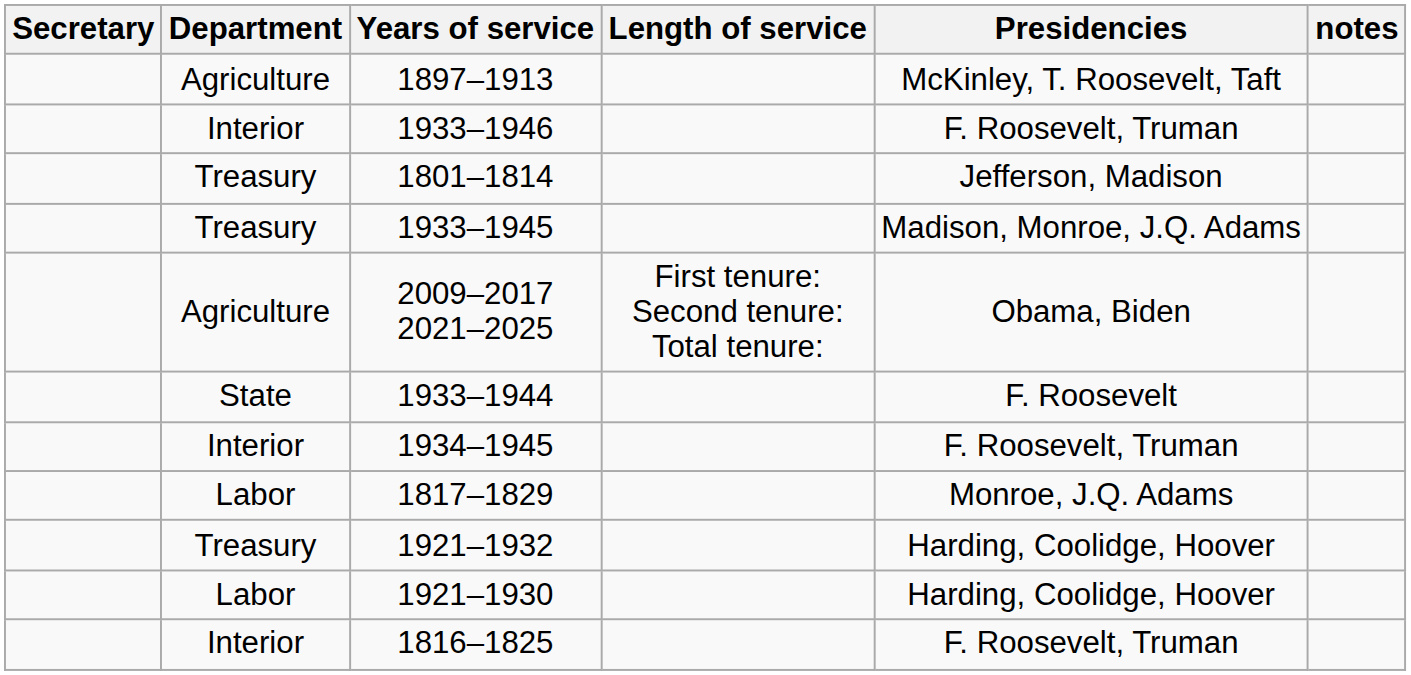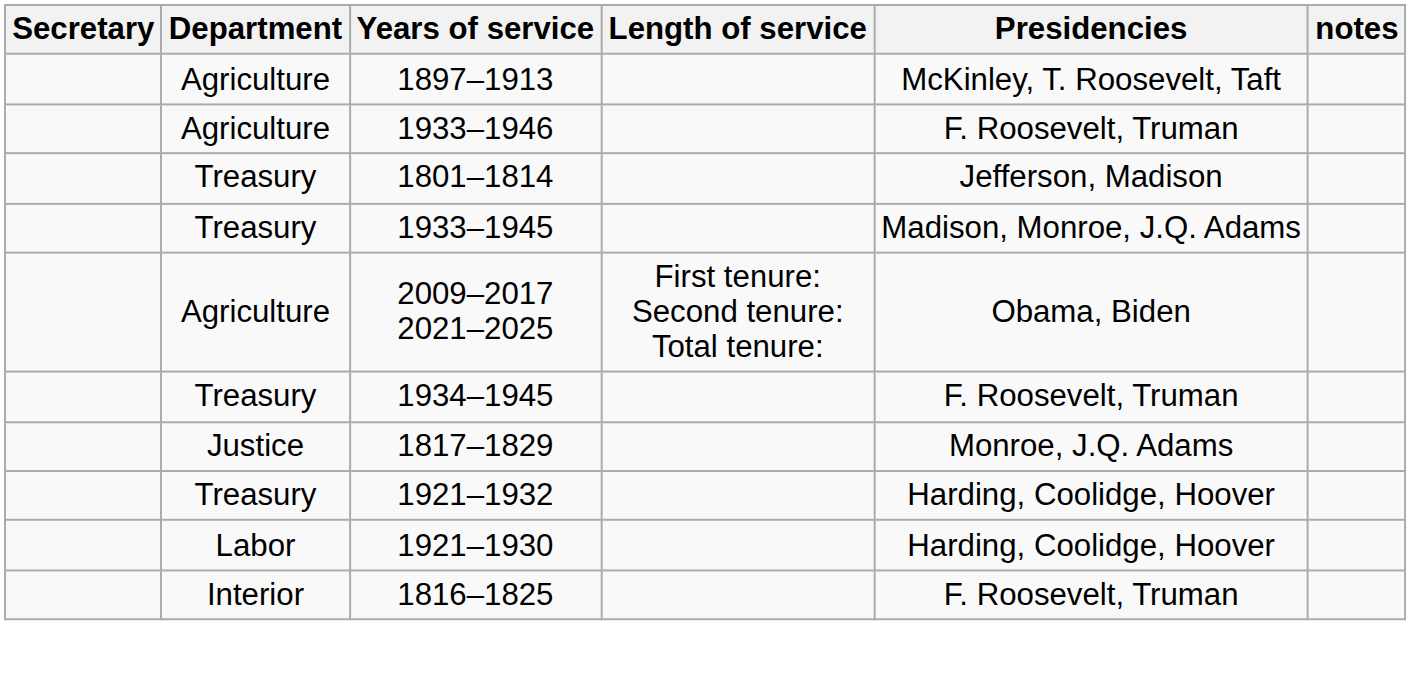(255, 128) Interior -> (255, 128) Agriculture
- row: (475, 396)
(255, 445) Interior -> (255, 396) Treasury
(255, 495) Labor -> (255, 445) Justice
